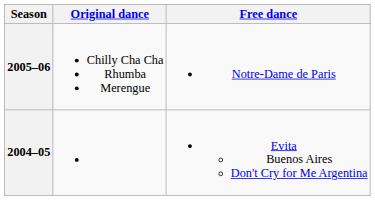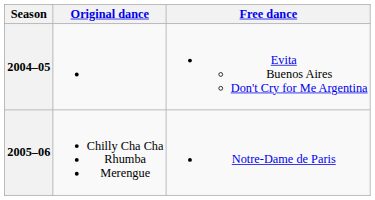rows swapped: (29, 66) <-> (29, 152)
